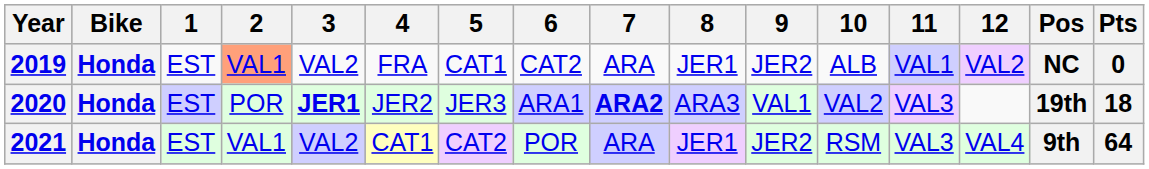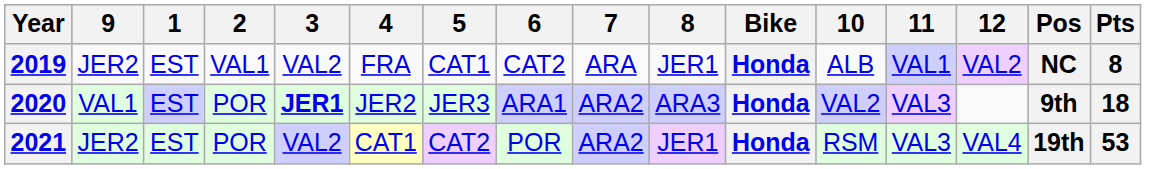columns swapped: (116, 24) <-> (782, 24)
(256, 63) lightsalmon background -> (240, 63) no background
(1118, 63) 0 -> (1115, 63) 8
(629, 103) bold -> (611, 103) normal
(1062, 103) 19th -> (1059, 103) 9th
(256, 143) VAL1 -> (240, 143) POR
(629, 143) ARA -> (611, 143) ARA2
(1062, 143) 9th -> (1059, 143) 19th
(1118, 143) 64 -> (1115, 143) 53
